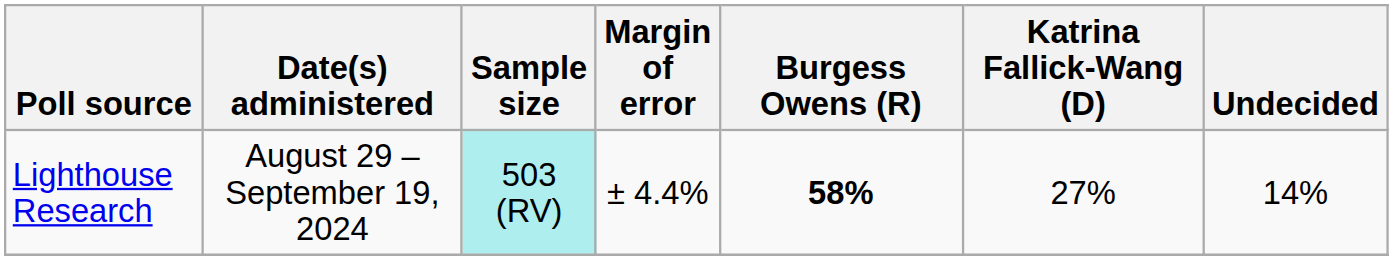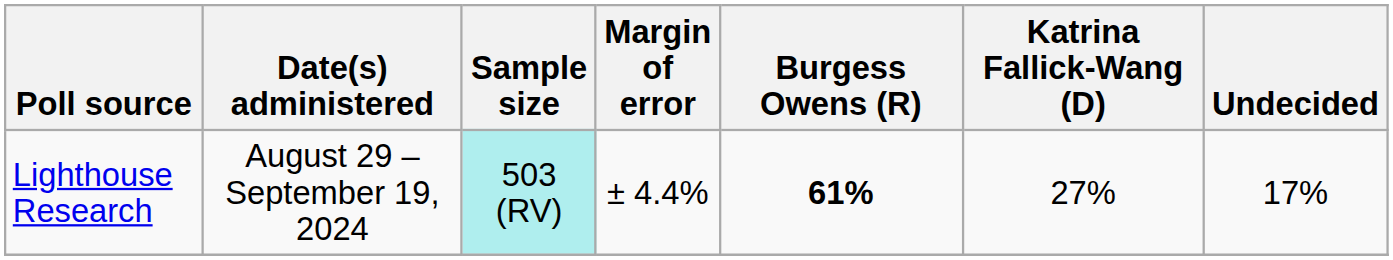(841, 192) 58% -> (841, 192) 61%
(1295, 192) 14% -> (1295, 192) 17%
